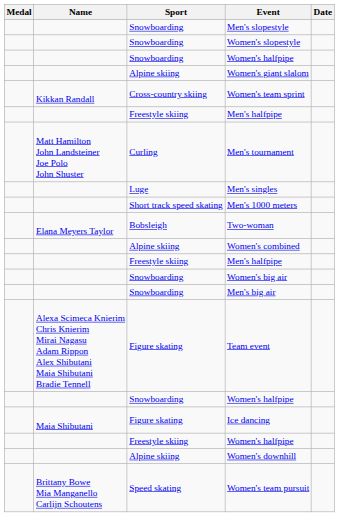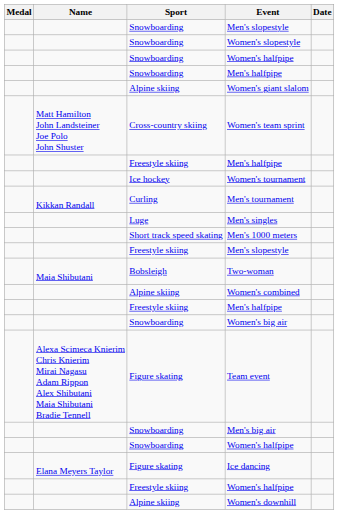+ row: (156, 73)
(65, 99) Kikkan Randall -> (68, 131) Matt Hamilton John Landsteiner Joe Polo John Shuster
+ row: (149, 178)
(68, 157) Matt Hamilton John Landsteiner Joe Polo John Shuster -> (65, 204) Kikkan Randall
+ row: (159, 250)
(75, 231) Elana Meyers Taylor -> (64, 276) Maia Shibutani
rows swapped: (156, 292) <-> (156, 345)
(64, 425) Maia Shibutani -> (75, 471) Elana Meyers Taylor
- row: (155, 488)
